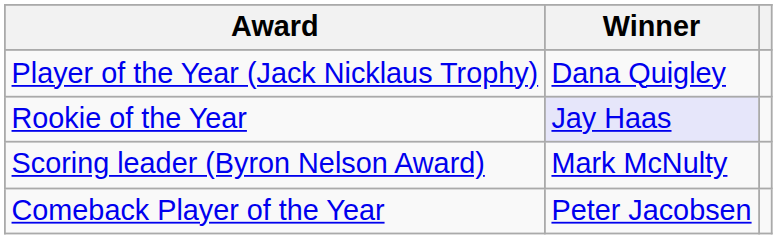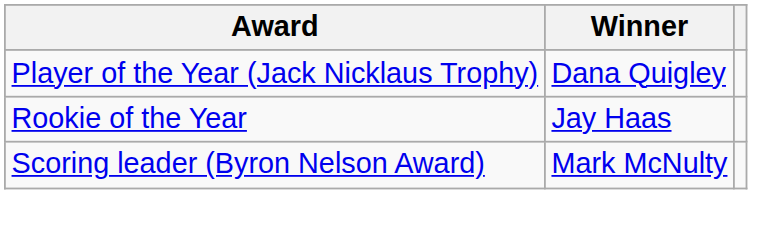(611, 118) lavender background -> (611, 118) no background
- row: (198, 210)
